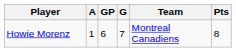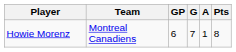columns swapped: (170, 12) <-> (92, 12)
